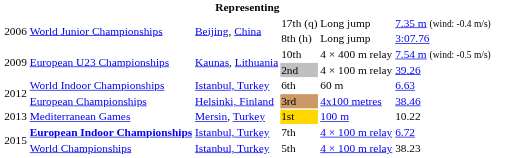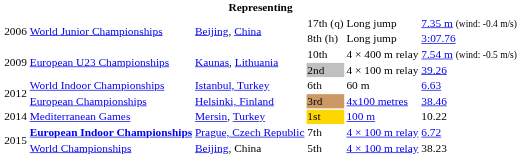(15, 117) 2013 -> (15, 117) 2014
(232, 132) Istanbul, Turkey -> (250, 132) Prague, Czech Republic
(232, 148) Istanbul, Turkey -> (228, 148) Beijing, China
